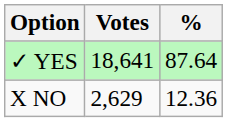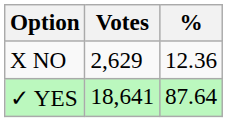rows swapped: (44, 61) <-> (38, 97)
